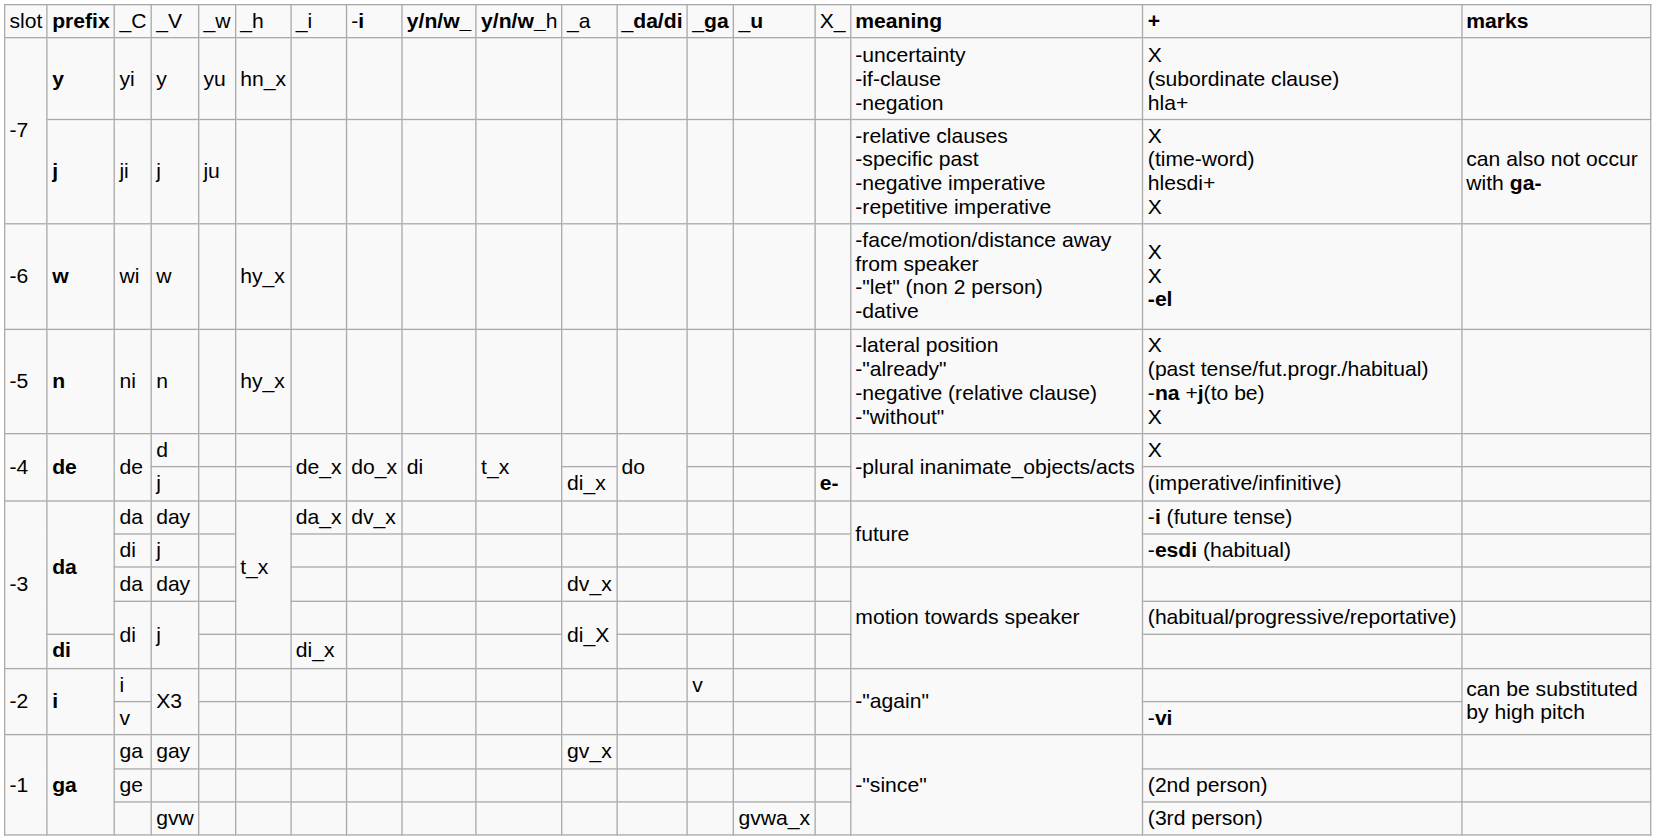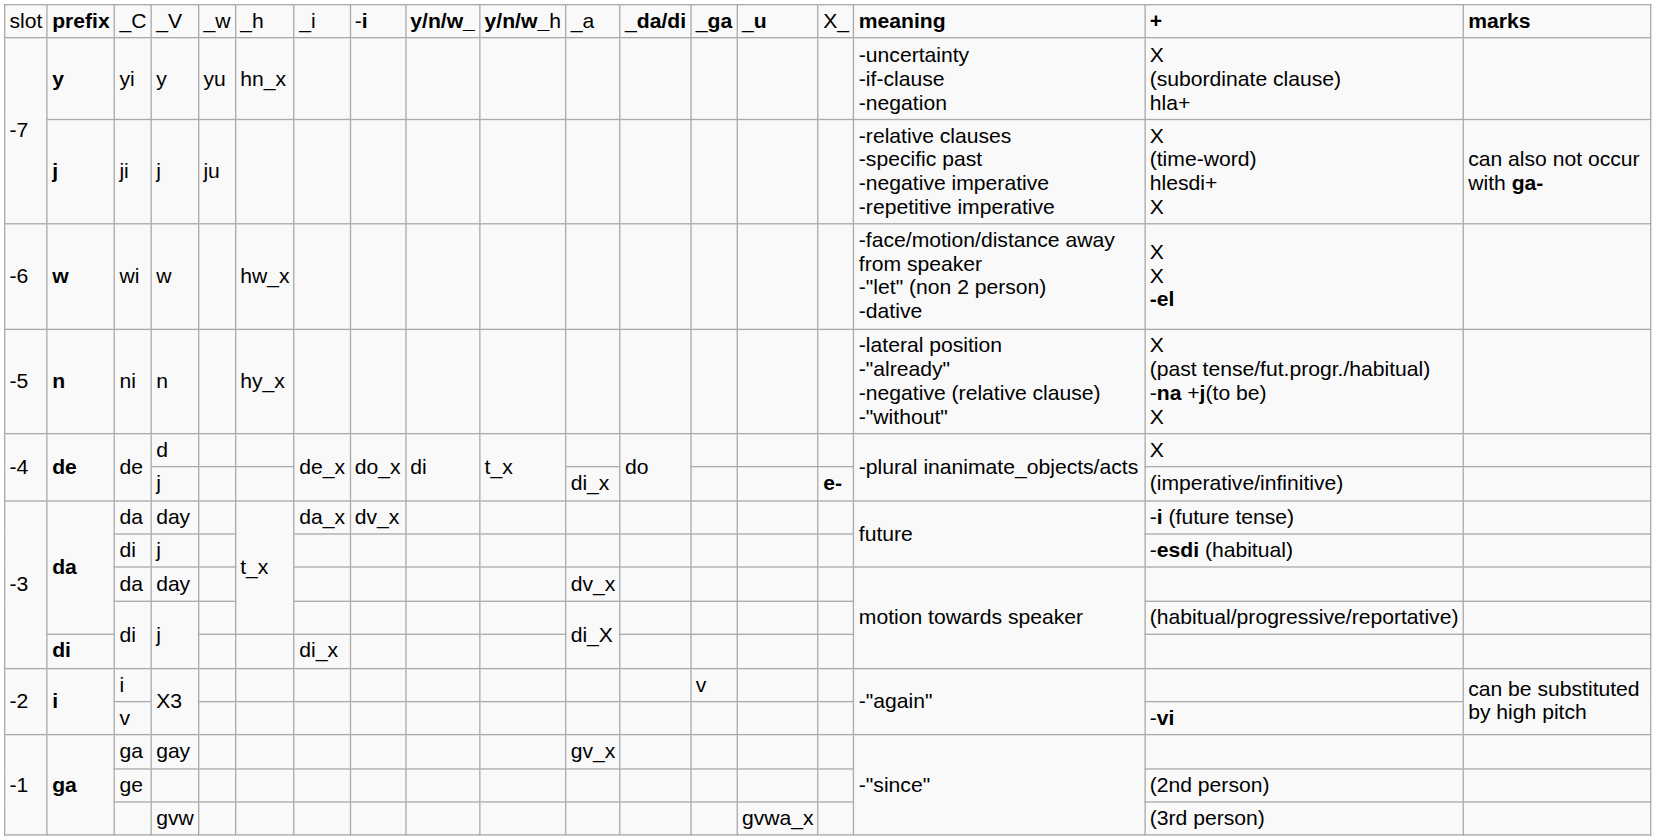(262, 276) hy_x -> (265, 276) hw_x
